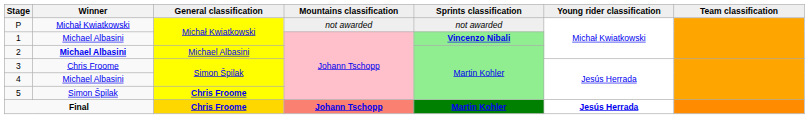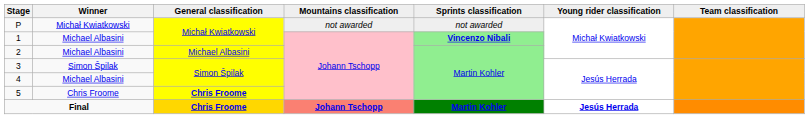(93, 52) bold -> (93, 52) normal
(93, 66) Chris Froome -> (93, 66) Simon Špilak
(93, 93) Simon Špilak -> (93, 93) Chris Froome
